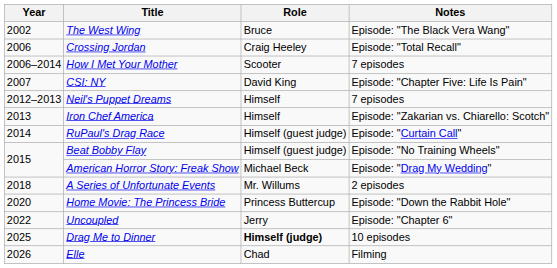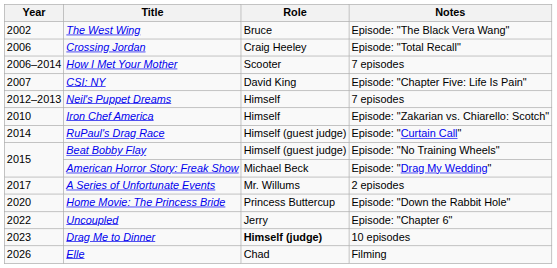(19, 116) 2013 -> (19, 116) 2010
(19, 185) 2018 -> (19, 185) 2017
(19, 237) 2025 -> (19, 237) 2023
